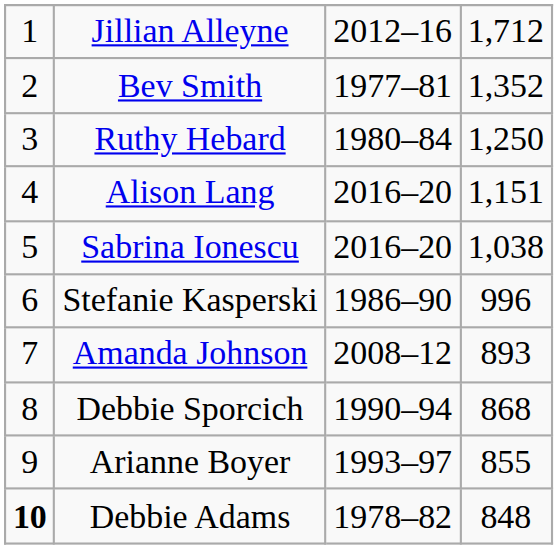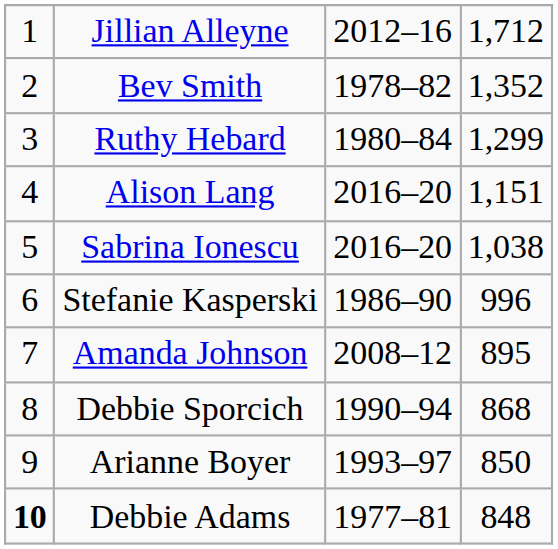(393, 85) 1977–81 -> (393, 85) 1978–82
(506, 138) 1,250 -> (506, 138) 1,299
(506, 354) 893 -> (506, 354) 895
(506, 461) 855 -> (506, 461) 850
(393, 515) 1978–82 -> (393, 515) 1977–81
